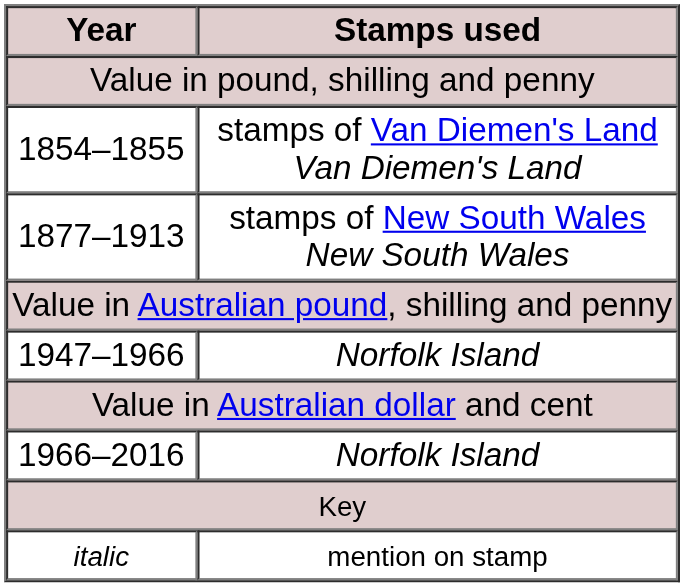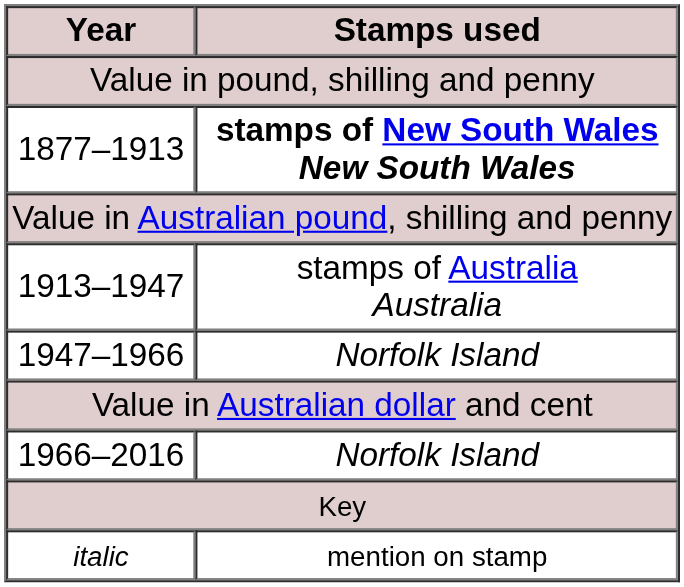- row: (101, 149)
(438, 236) normal -> (437, 149) bold
+ row: (101, 286)
